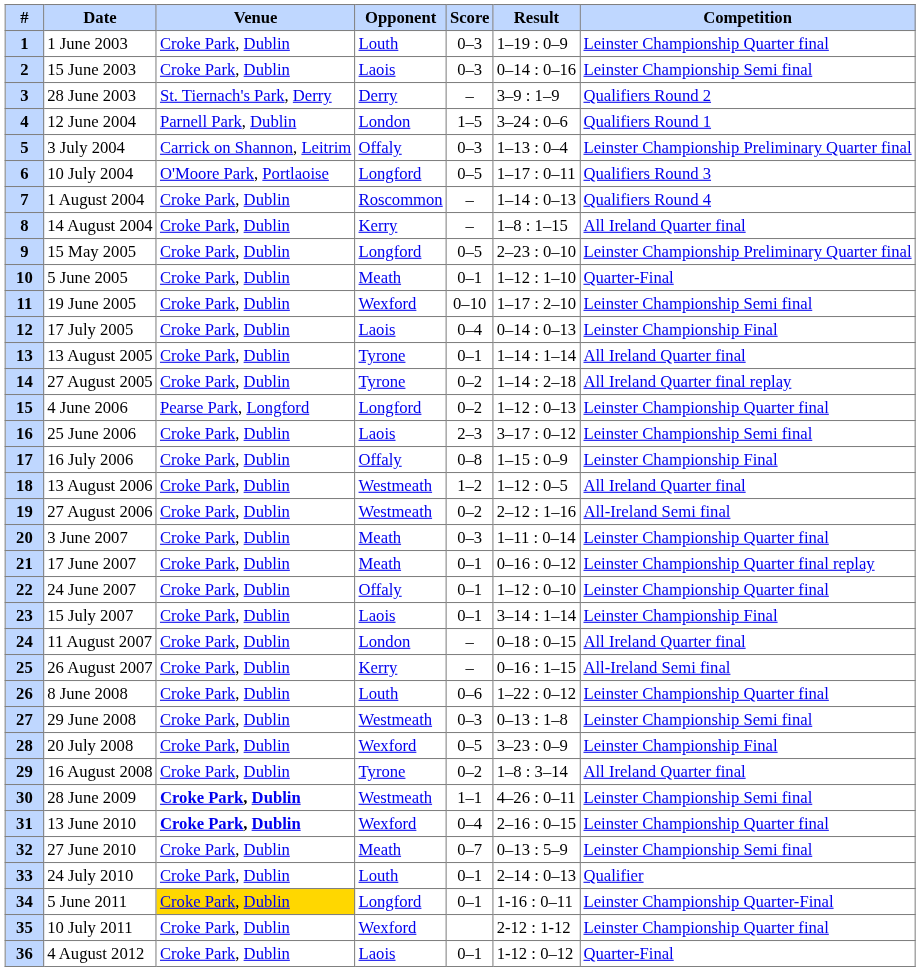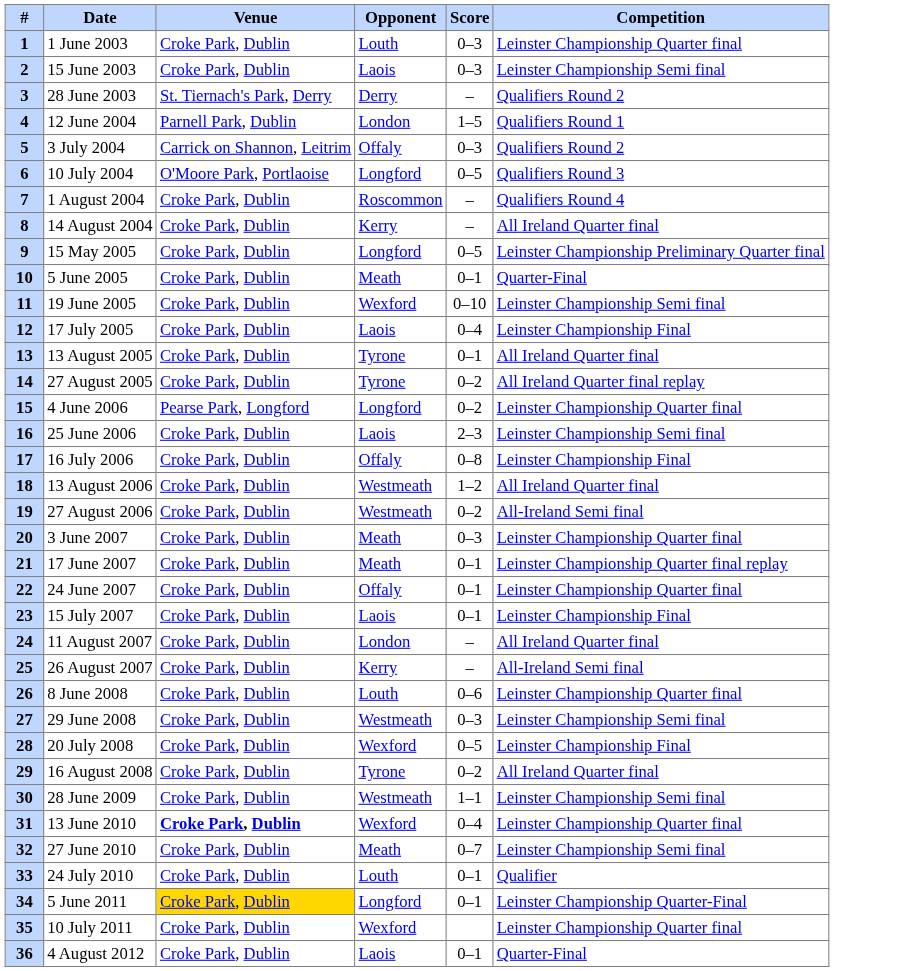- column: (536, 17)
(748, 147) Leinster Championship Preliminary Quarter final -> (560, 147) Qualifiers Round 2
(230, 797) bold -> (225, 797) normal
